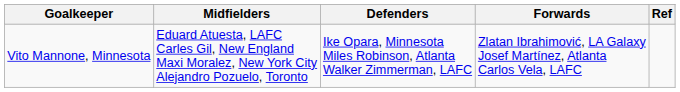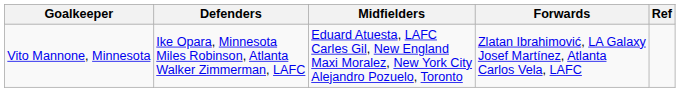columns swapped: (398, 14) <-> (237, 14)
